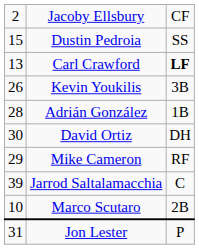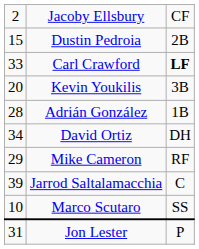(180, 40) SS -> (180, 40) 2B
(15, 64) 13 -> (15, 64) 33
(15, 87) 26 -> (15, 87) 20
(15, 135) 30 -> (15, 135) 34
(180, 207) 2B -> (180, 207) SS
